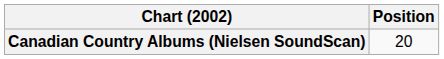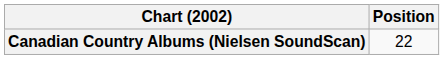(404, 41) 20 -> (404, 41) 22
